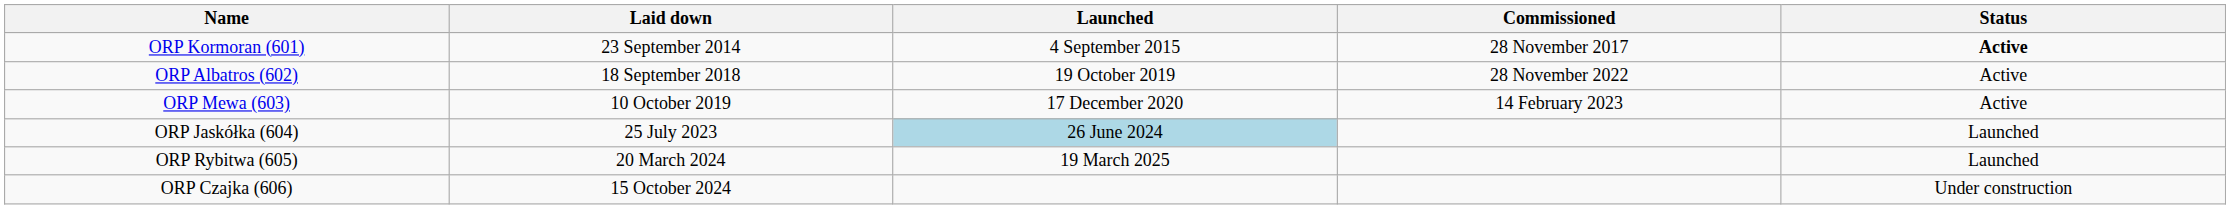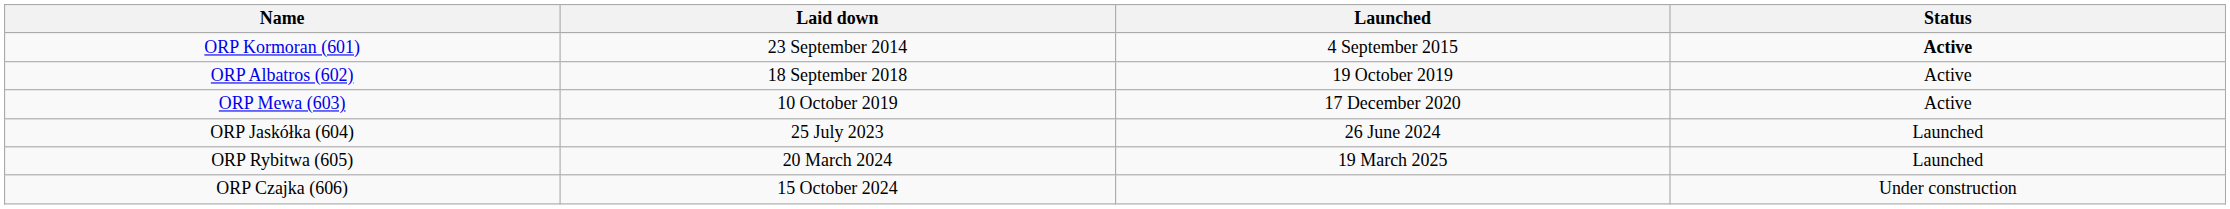- column: (1559, 18)
(1115, 132) lightblue background -> (1393, 132) no background
